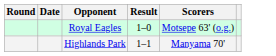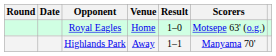+ column: (143, 12)
